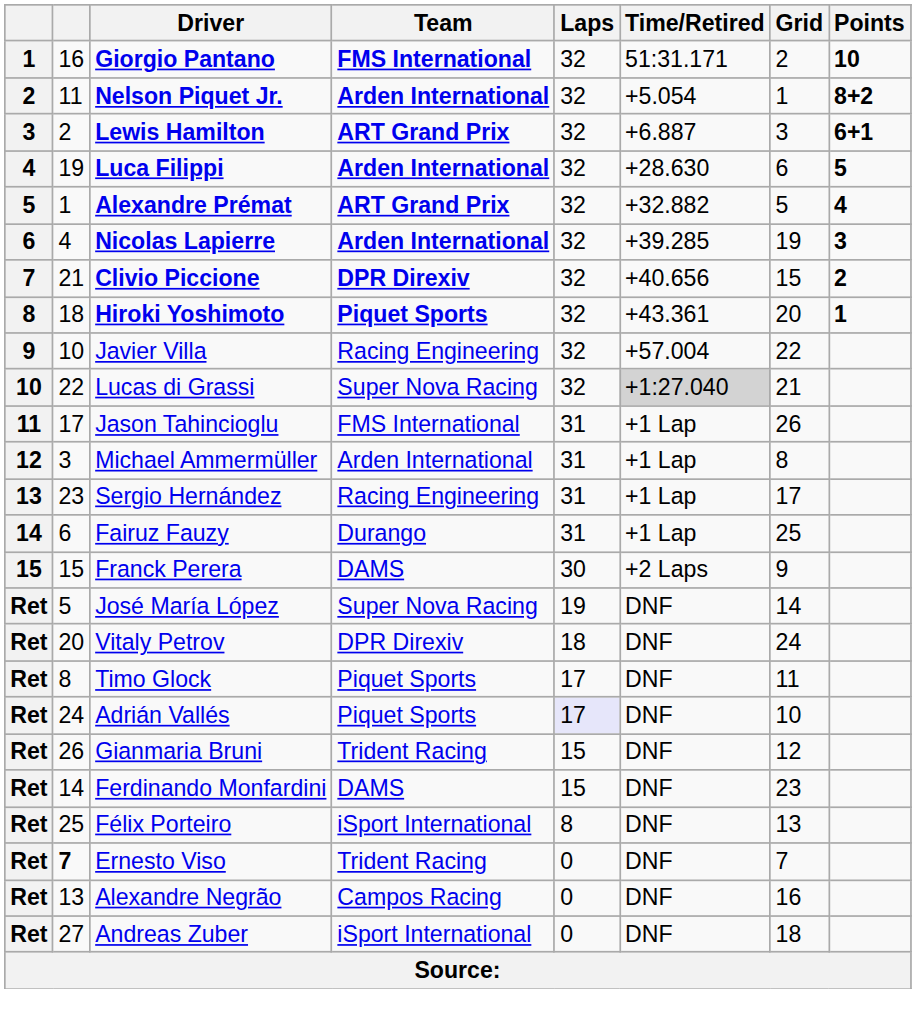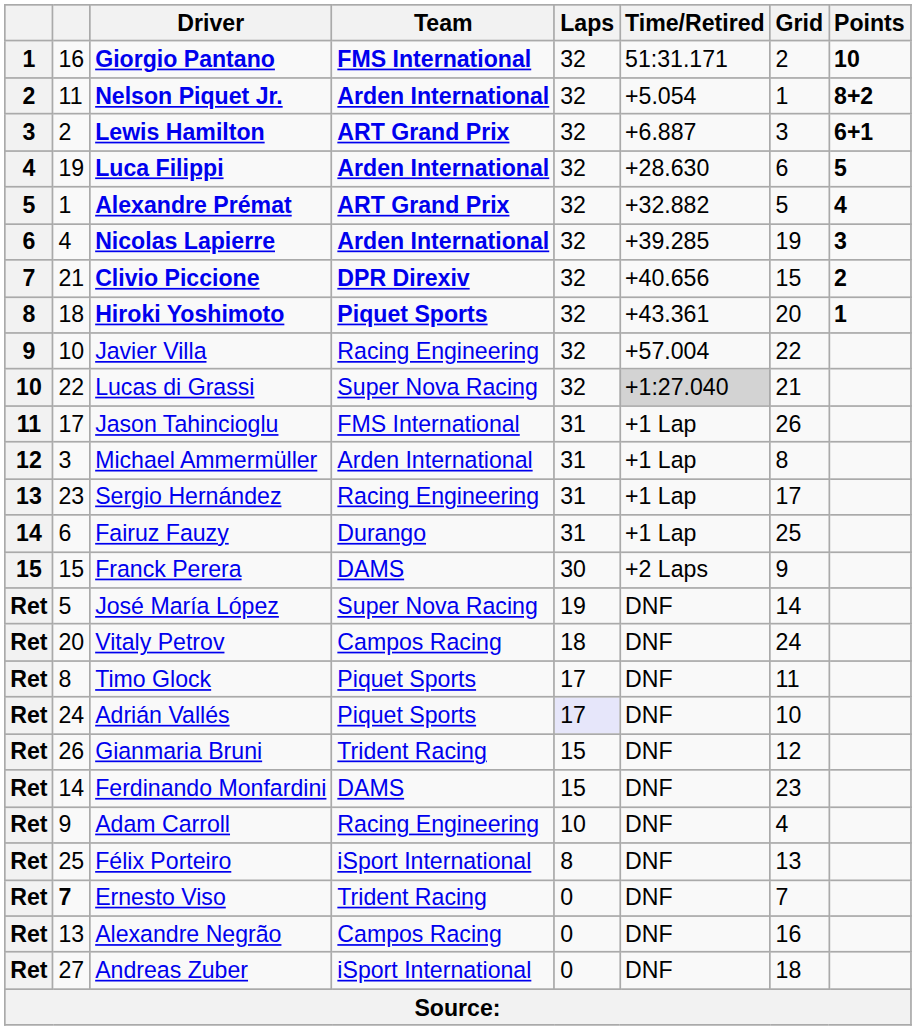(400, 642) DPR Direxiv -> (420, 642) Campos Racing
+ row: (163, 824)
